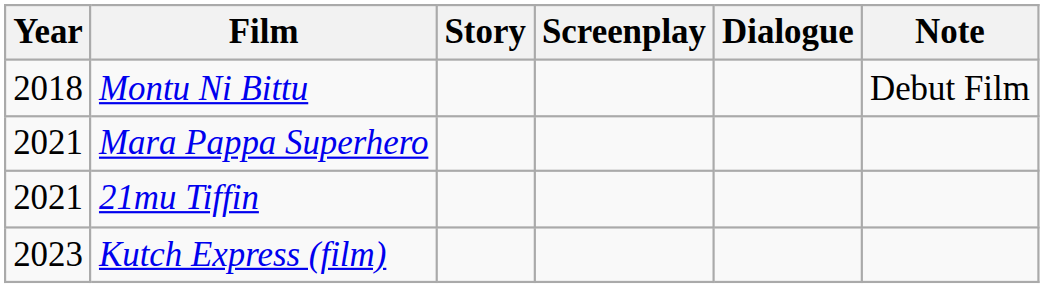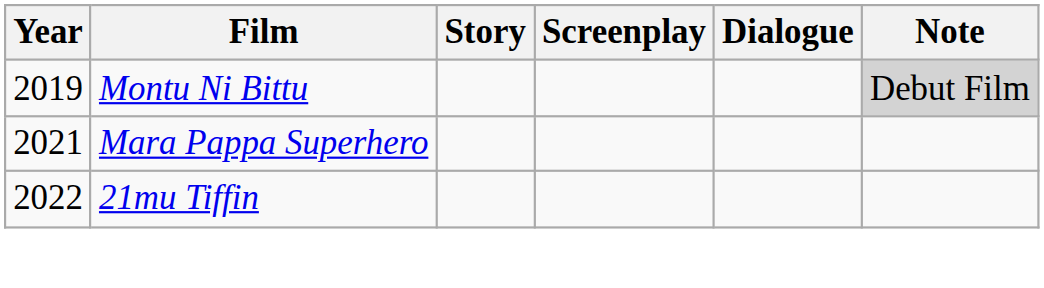(48, 87) 2018 -> (48, 87) 2019
(950, 87) no background -> (950, 87) lightgrey background
(48, 198) 2021 -> (48, 198) 2022
- row: (243, 253)
